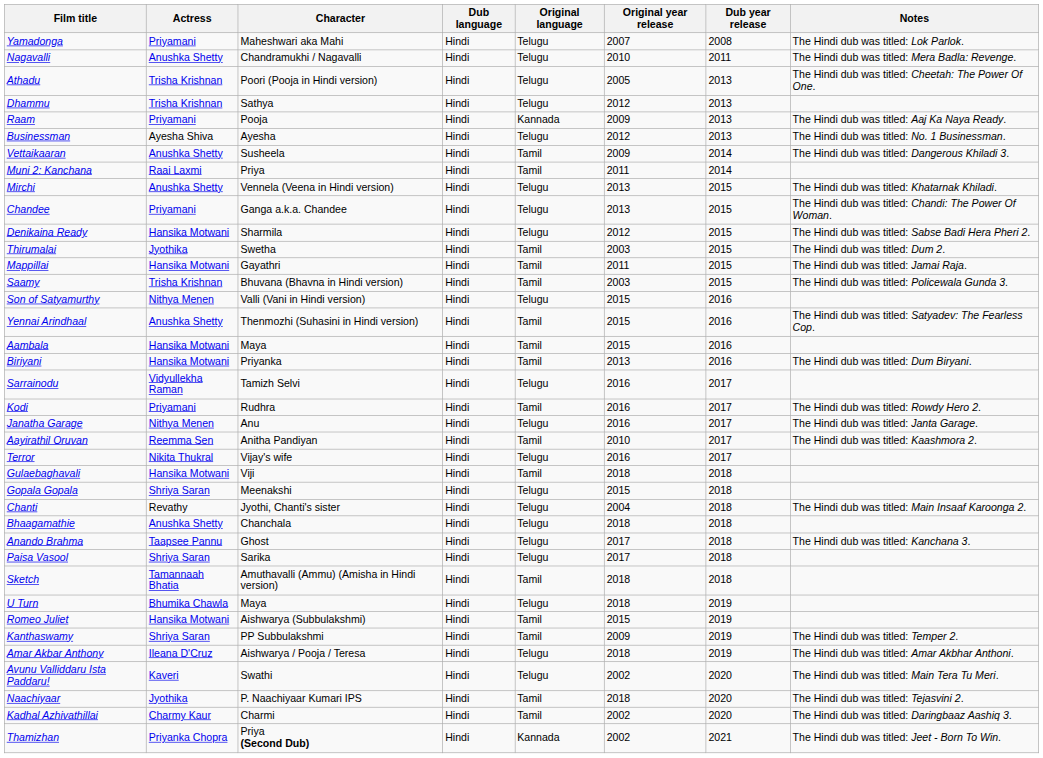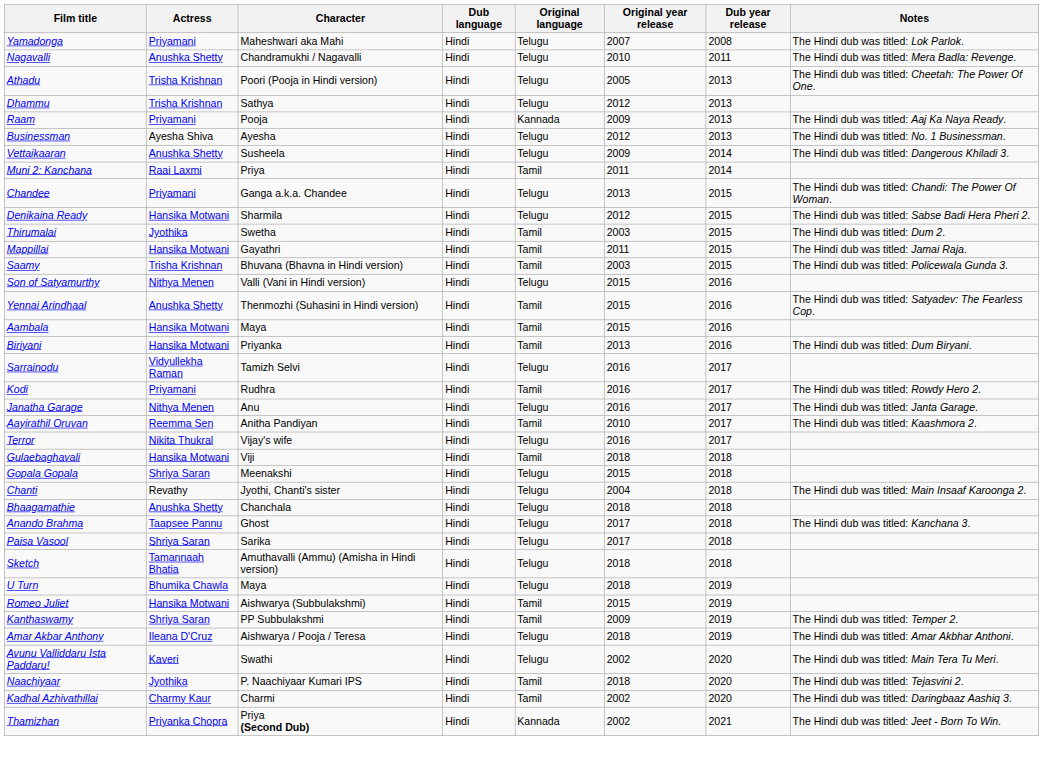(530, 153) Tamil -> (533, 153) Telugu
- row: (21, 187)
(530, 580) Tamil -> (533, 563) Telugu
